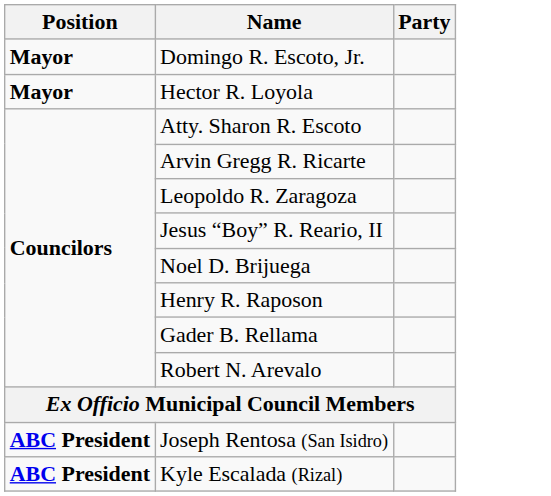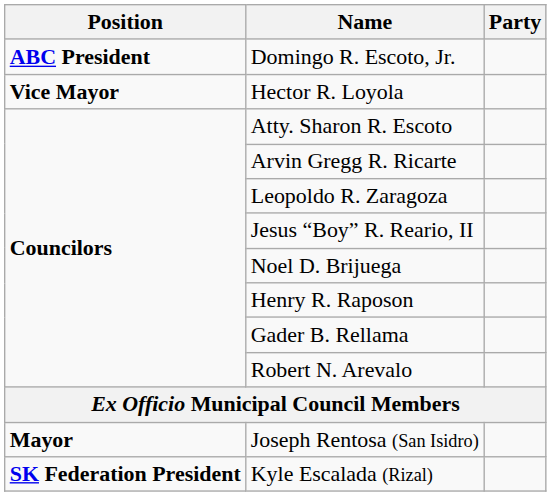(41, 56) Mayor -> (80, 56) ABC President
(41, 91) Mayor -> (64, 91) Vice Mayor
(80, 439) ABC President -> (41, 439) Mayor
(80, 473) ABC President -> (125, 473) SK Federation President
